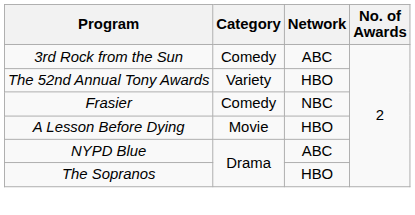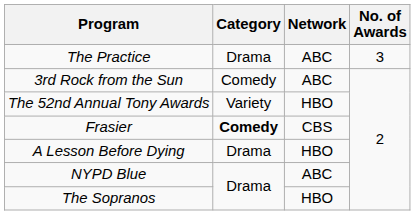+ row: (109, 56)
(249, 103) normal -> (249, 127) bold
(317, 103) NBC -> (317, 127) CBS
(249, 127) Movie -> (249, 151) Drama
